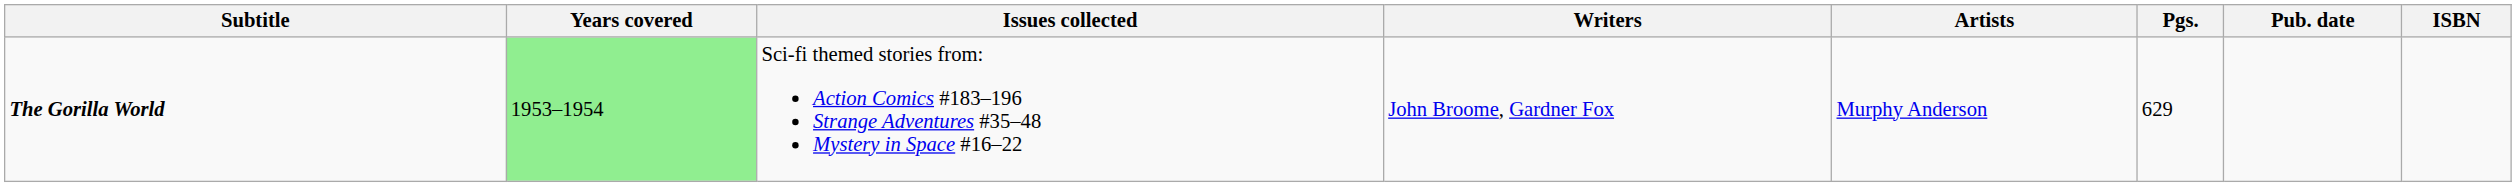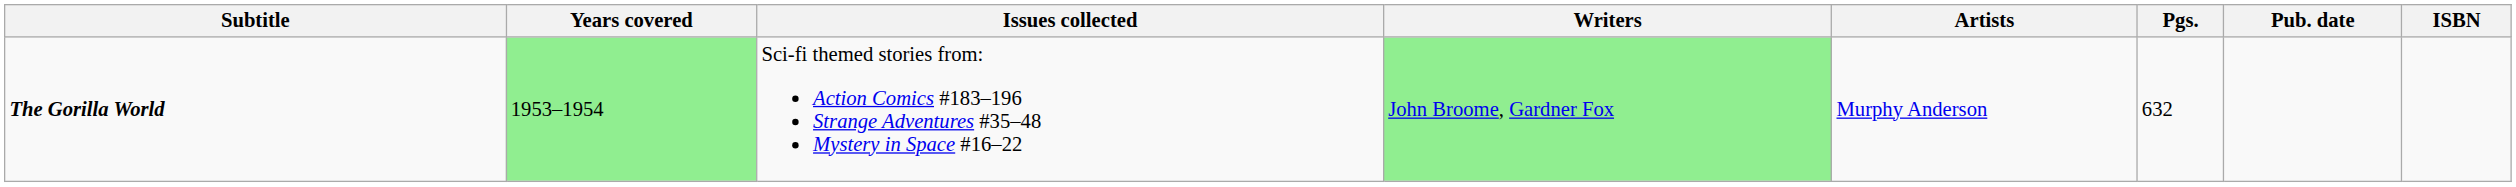(1501, 109) no background -> (1501, 109) lightgreen background
(2157, 109) 629 -> (2157, 109) 632
